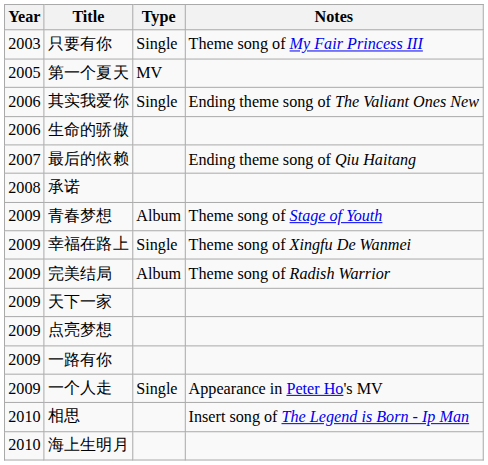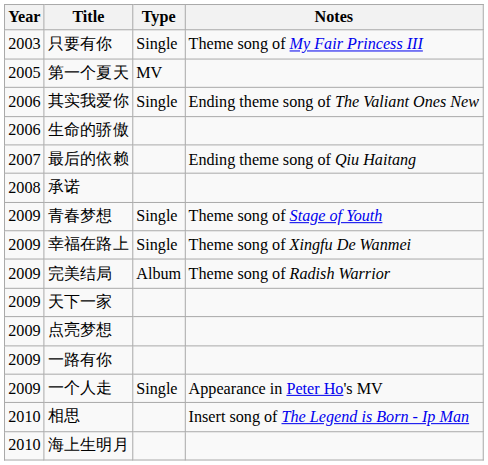(159, 216) Album -> (157, 216) Single
